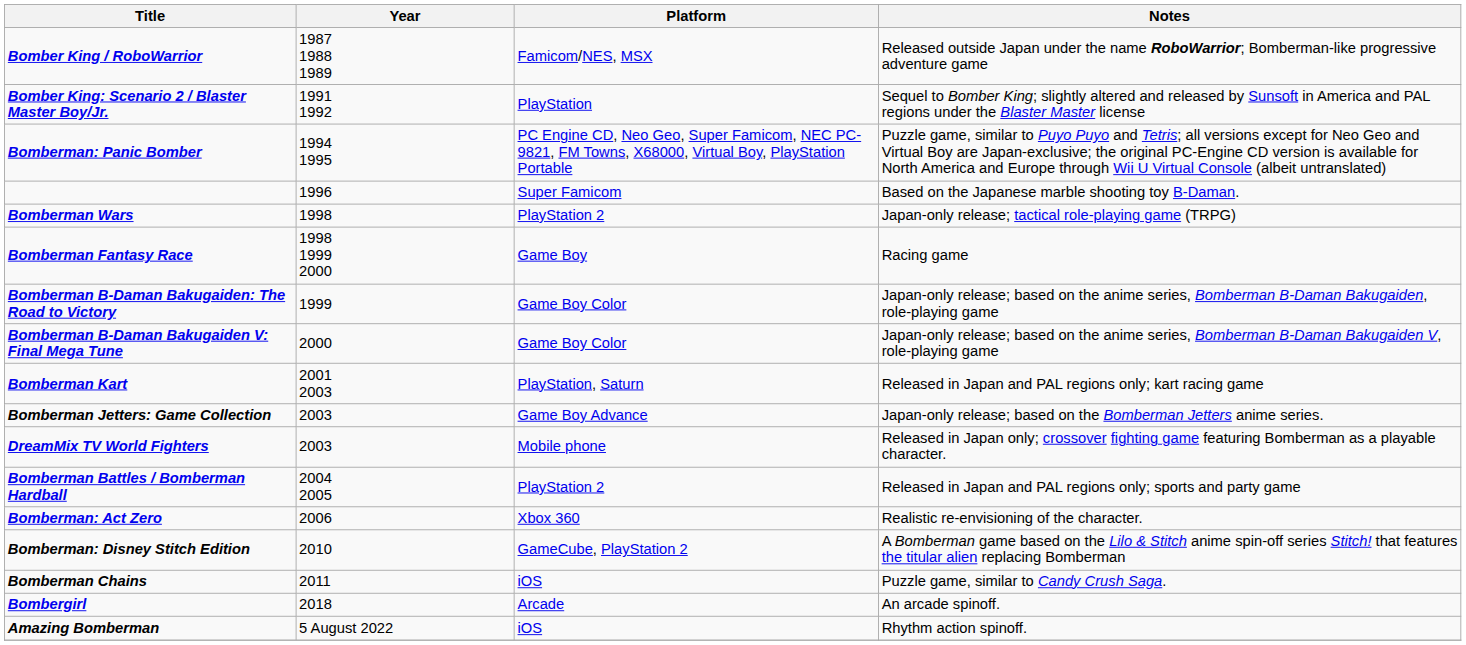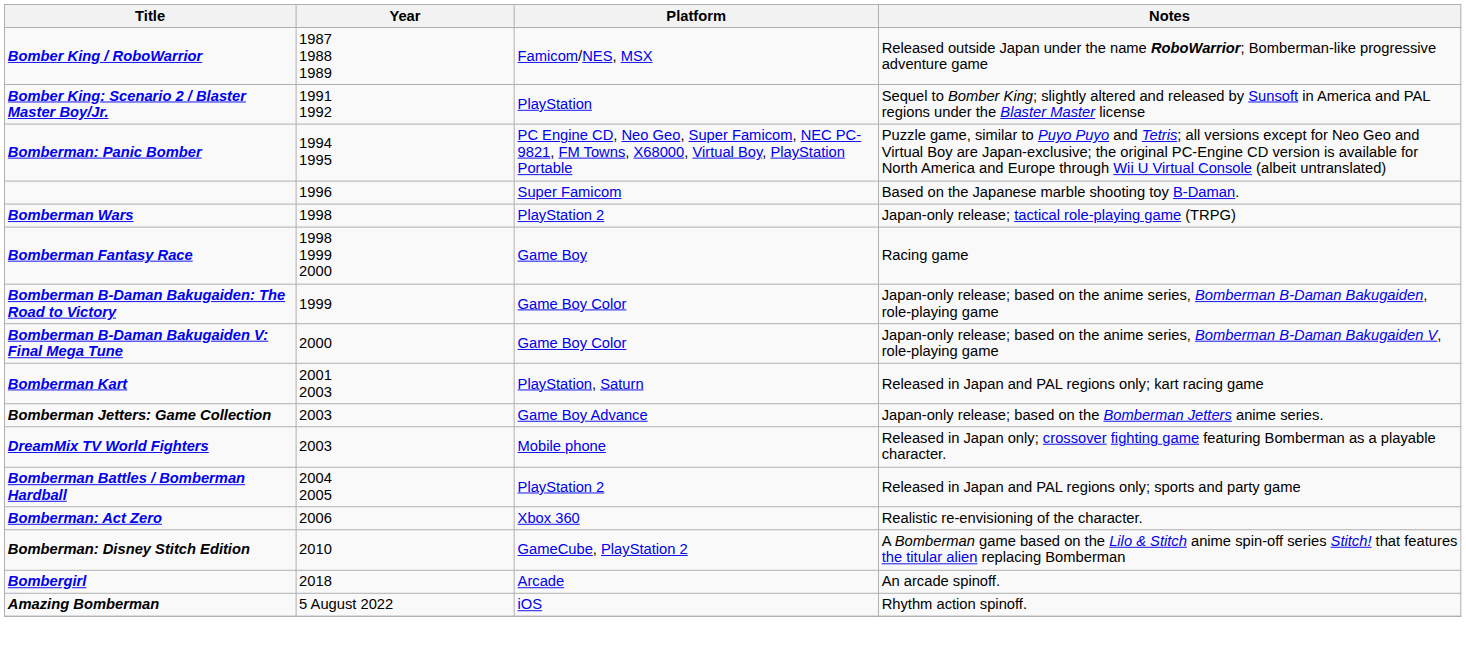- row: (77, 581)
